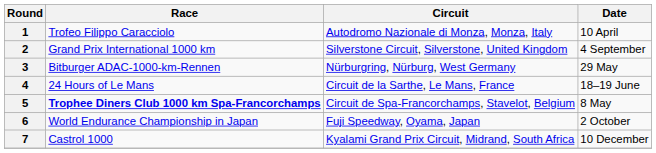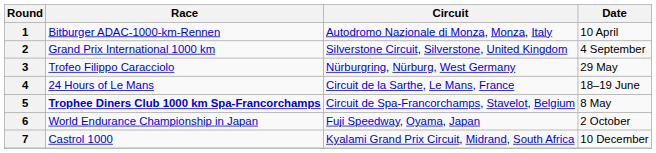(111, 32) Trofeo Filippo Caracciolo -> (134, 32) Bitburger ADAC-1000-km-Rennen
(134, 68) Bitburger ADAC-1000-km-Rennen -> (111, 68) Trofeo Filippo Caracciolo
